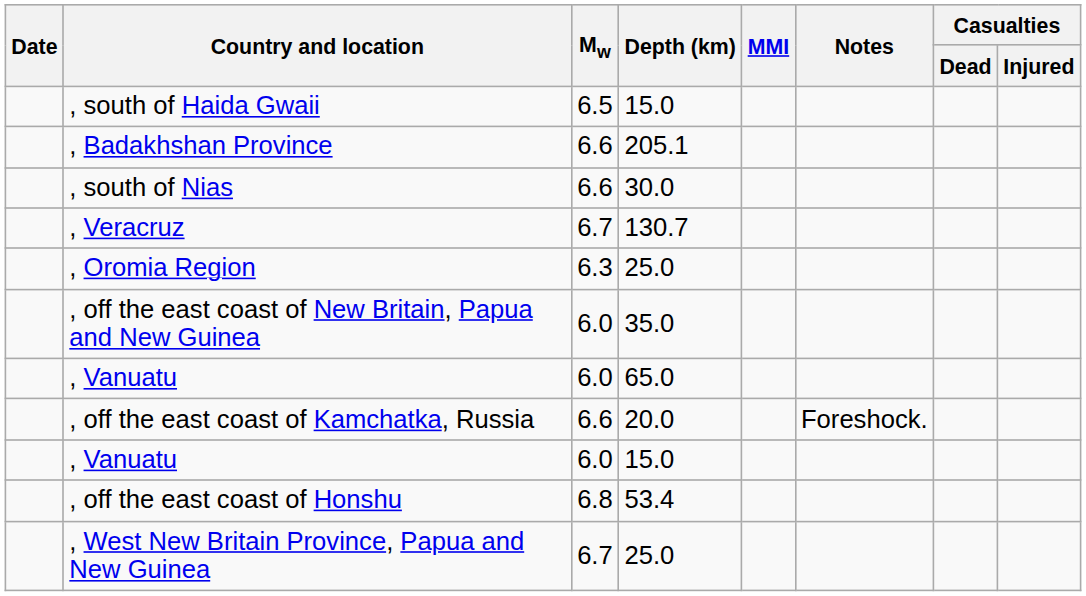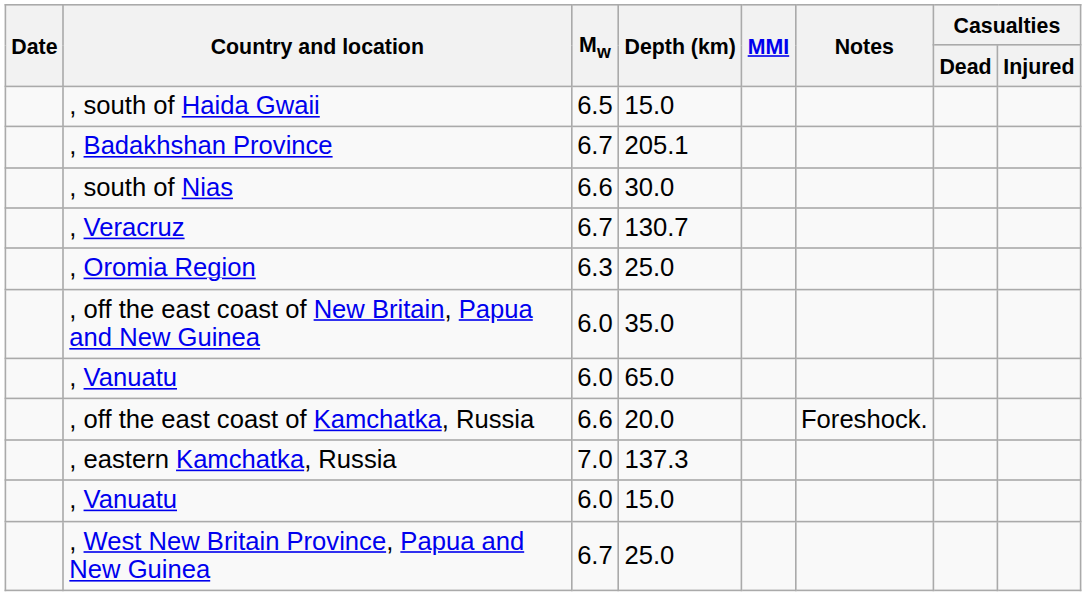(595, 146) 6.6 -> (595, 146) 6.7
+ row: (233, 459)
- row: (236, 500)
